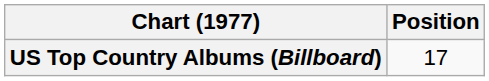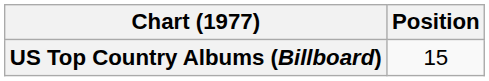(436, 57) 17 -> (436, 57) 15
